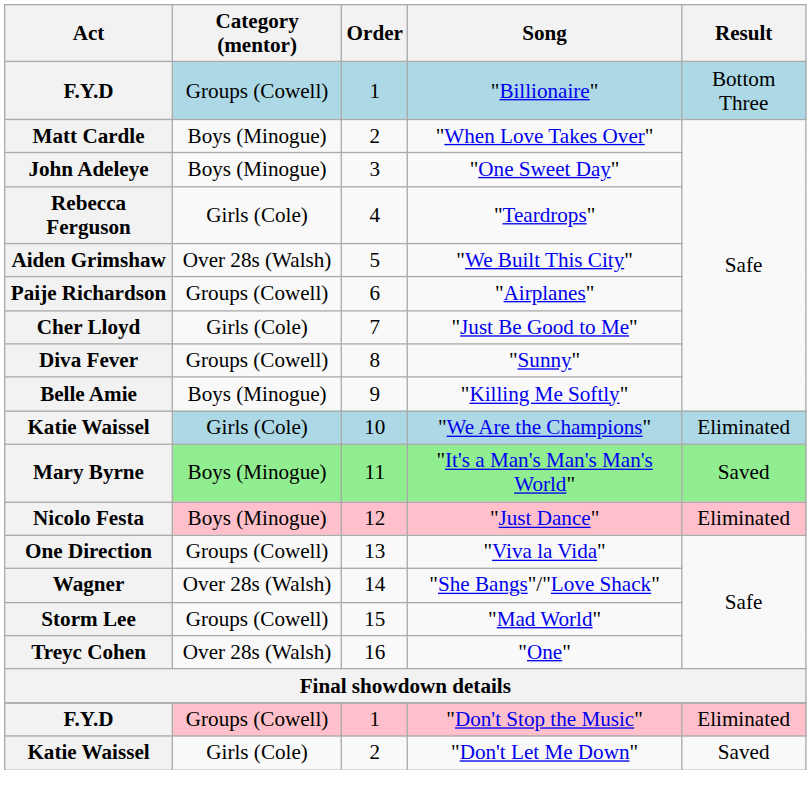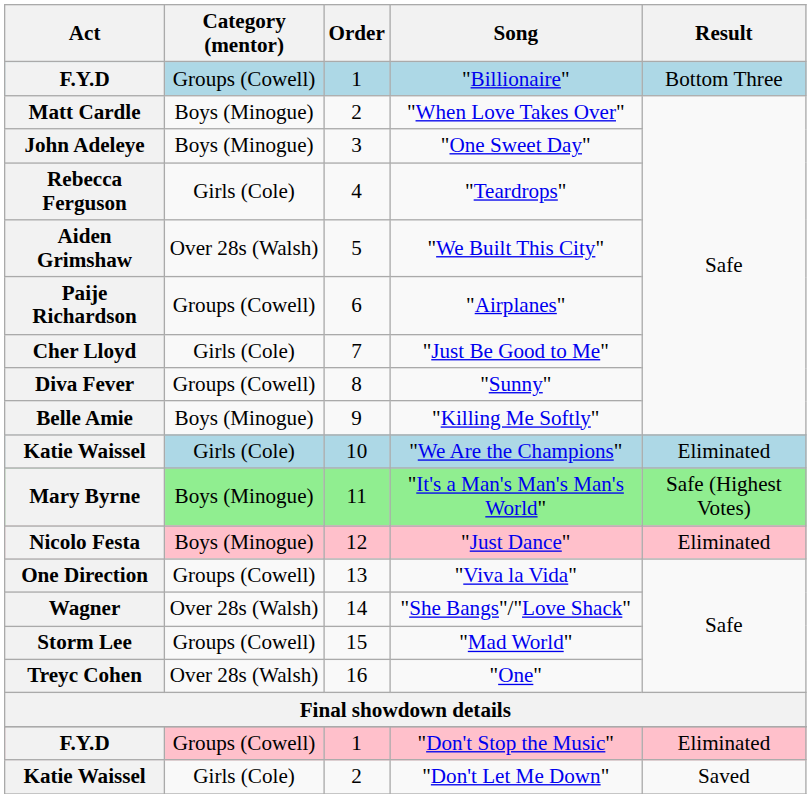(744, 472) Saved -> (724, 496) Safe (Highest Votes)
